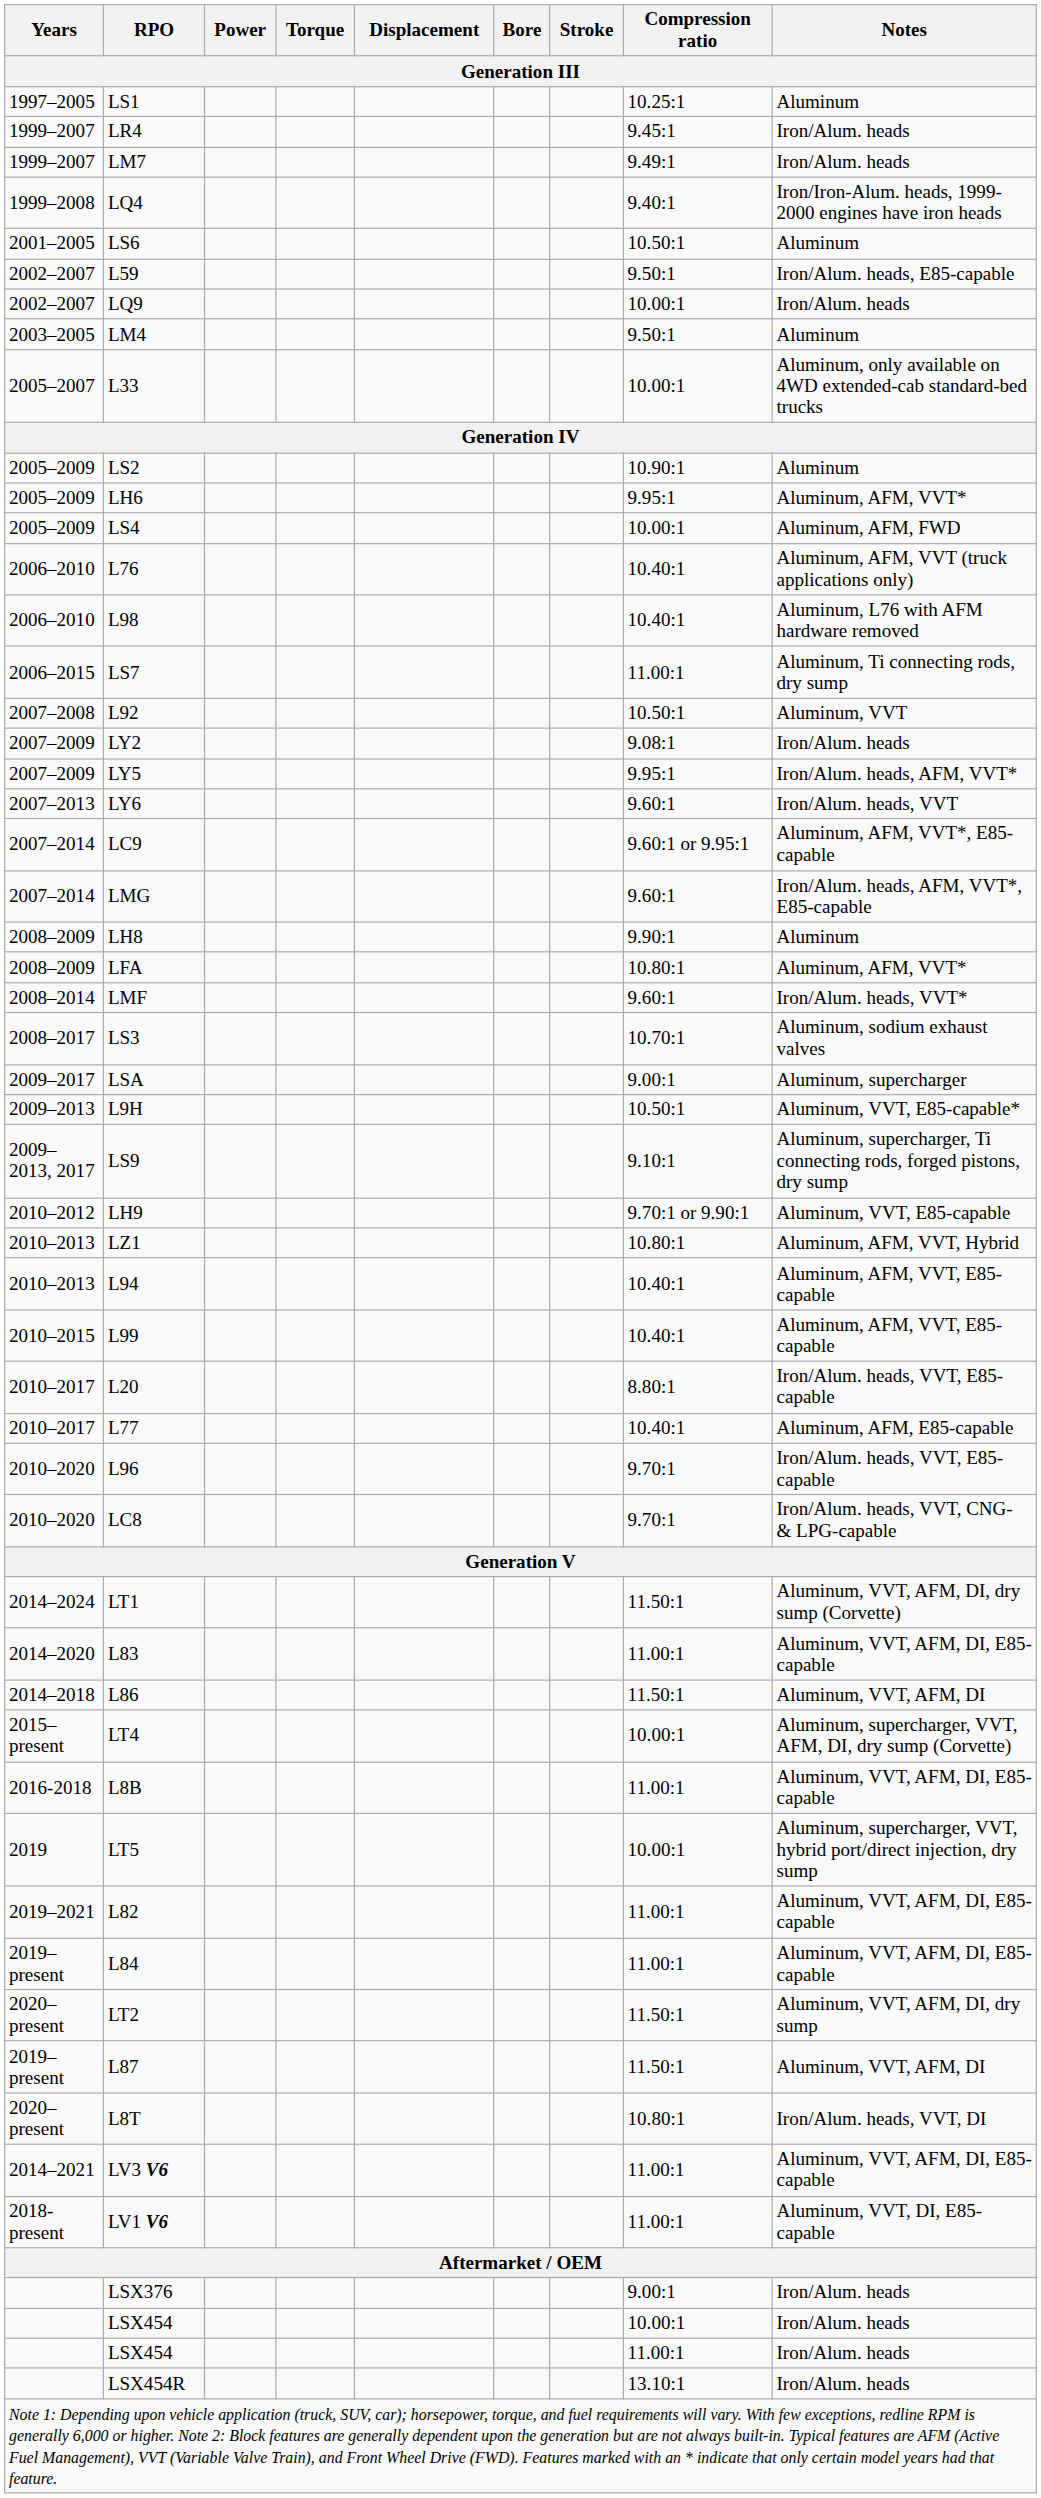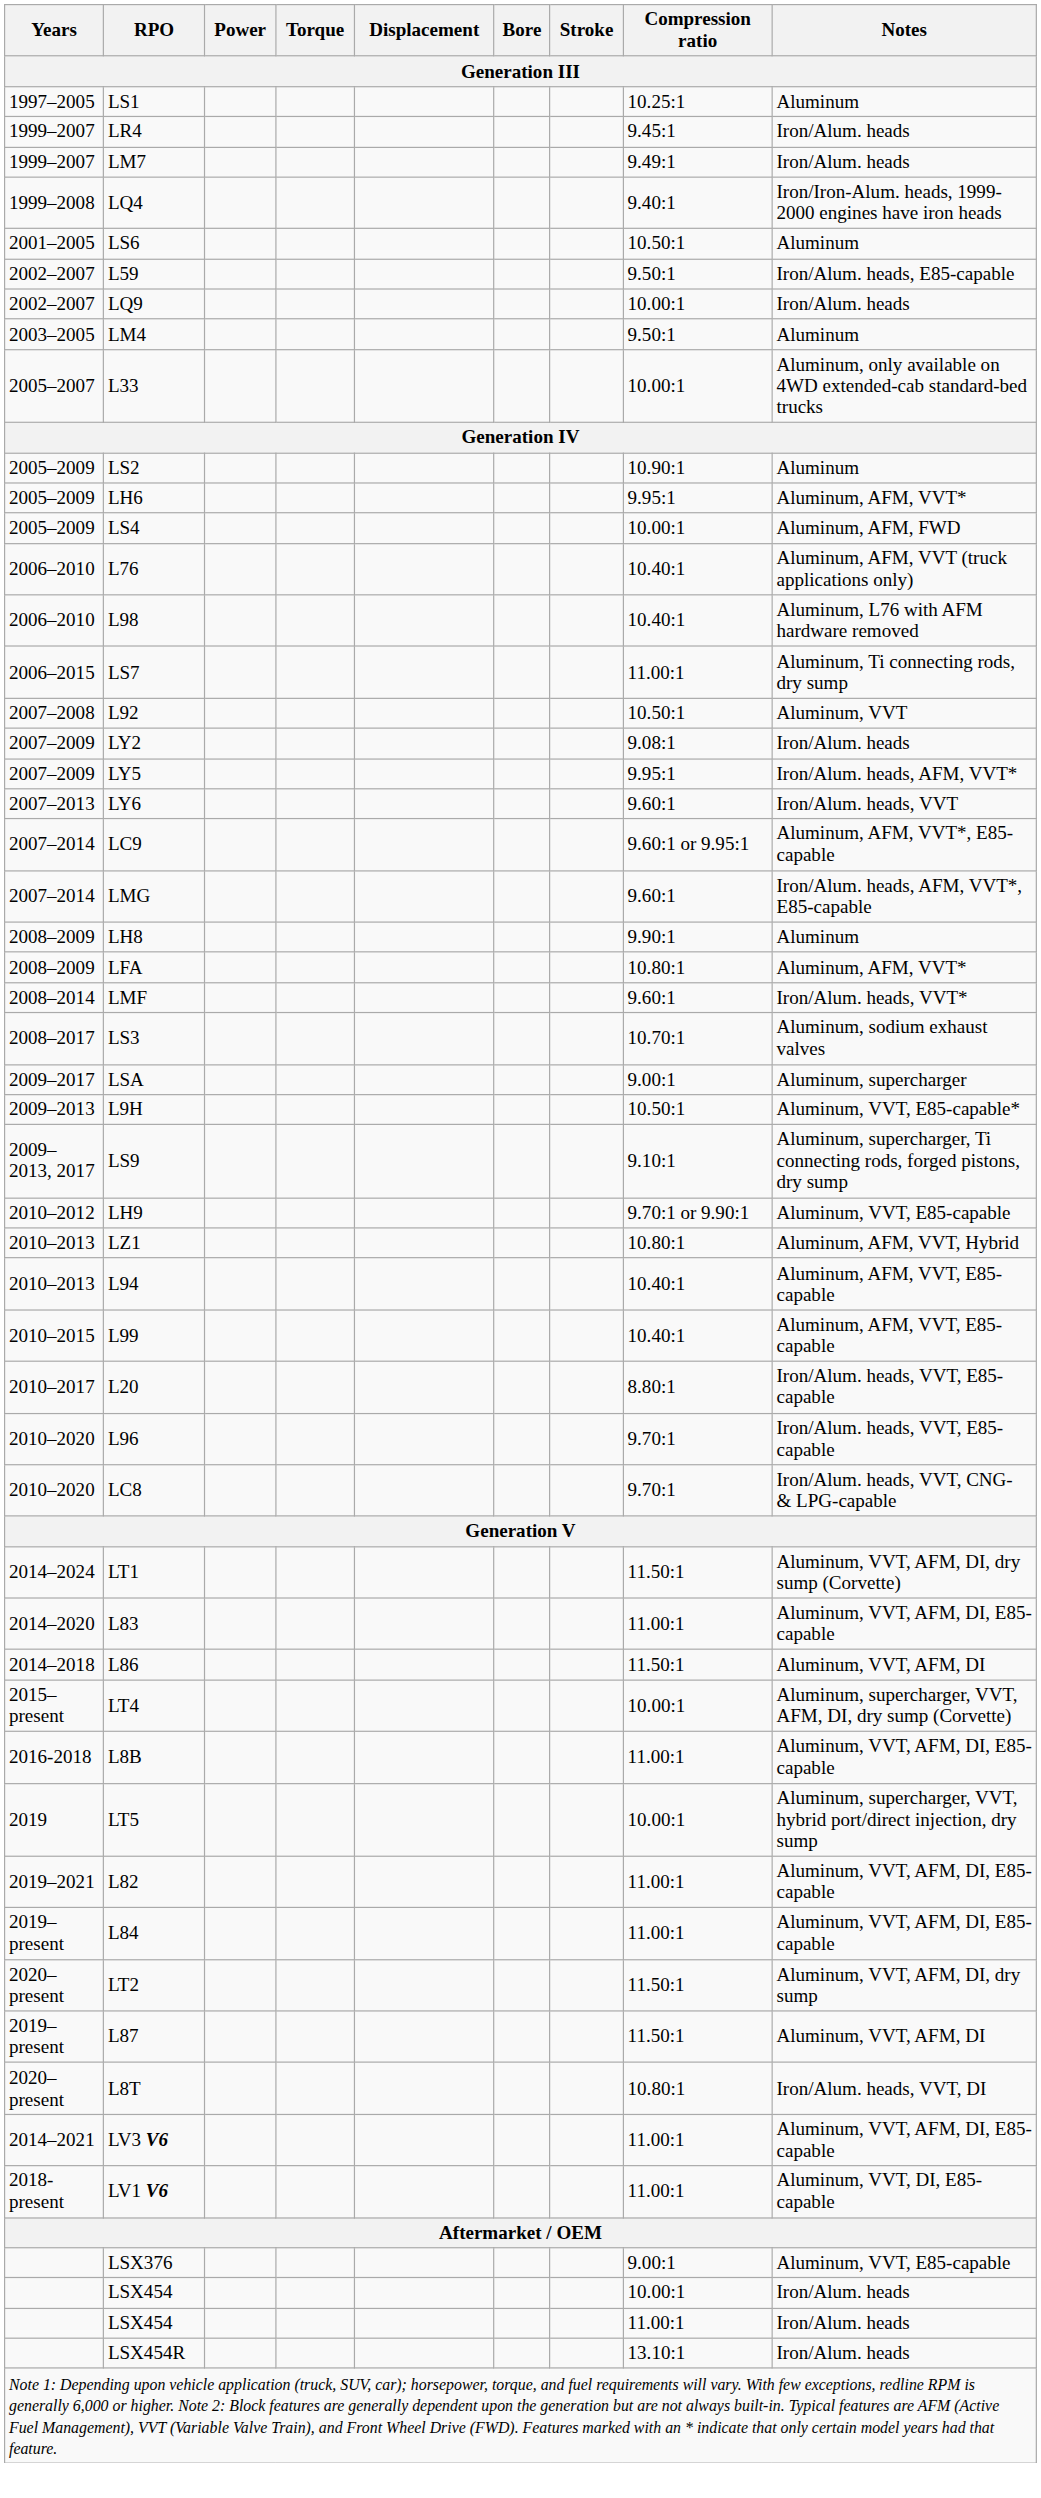- row: (52, 1427)
(843, 2292) Iron/Alum. heads -> (894, 2262) Aluminum, VVT, E85-capable
